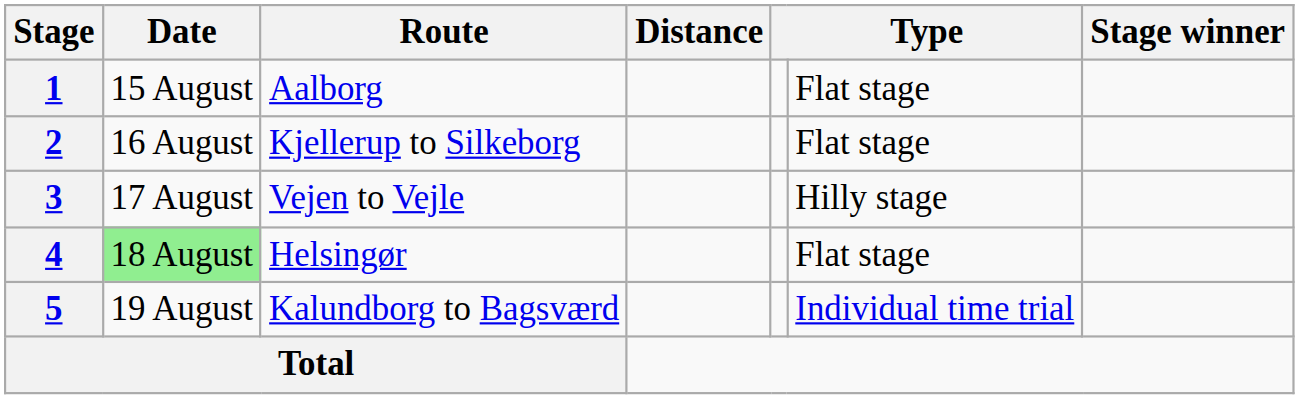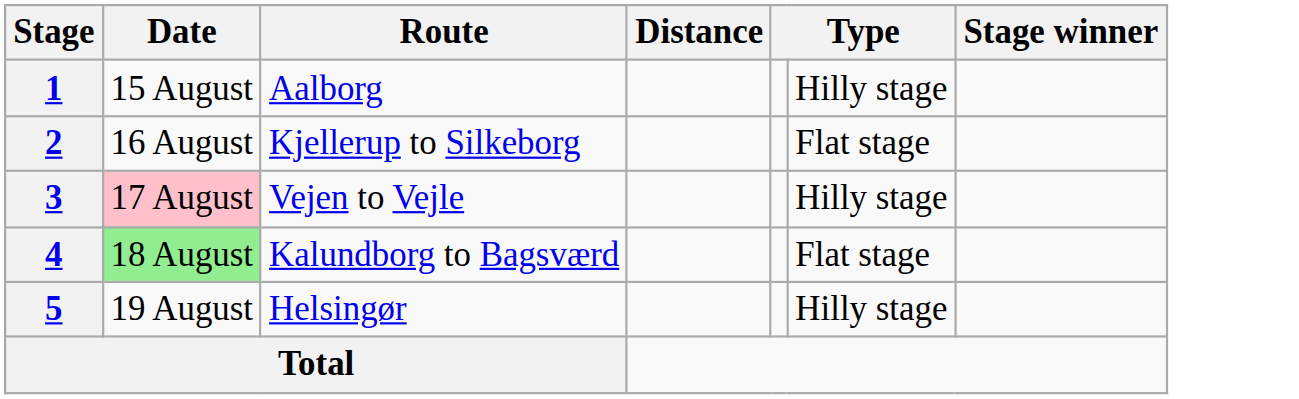(863, 87) Flat stage -> (871, 87) Hilly stage
(182, 198) no background -> (182, 198) pink background
(338, 253) Helsingør -> (444, 253) Kalundborg to Bagsværd
(444, 308) Kalundborg to Bagsværd -> (338, 308) Helsingør
(935, 308) Individual time trial -> (871, 308) Hilly stage
